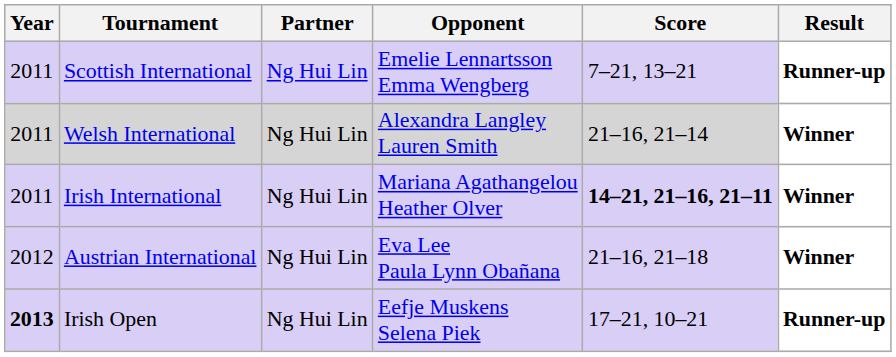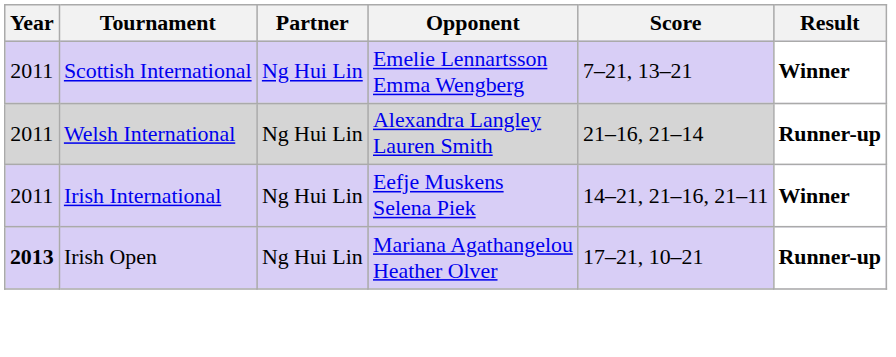(834, 71) Runner-up -> (814, 71) Winner
(819, 133) Winner -> (830, 133) Runner-up
(478, 195) Mariana Agathangelou Heather Olver -> (438, 195) Eefje Muskens Selena Piek
(680, 195) bold -> (676, 195) normal
- row: (160, 257)
(443, 319) Eefje Muskens Selena Piek -> (473, 257) Mariana Agathangelou Heather Olver
